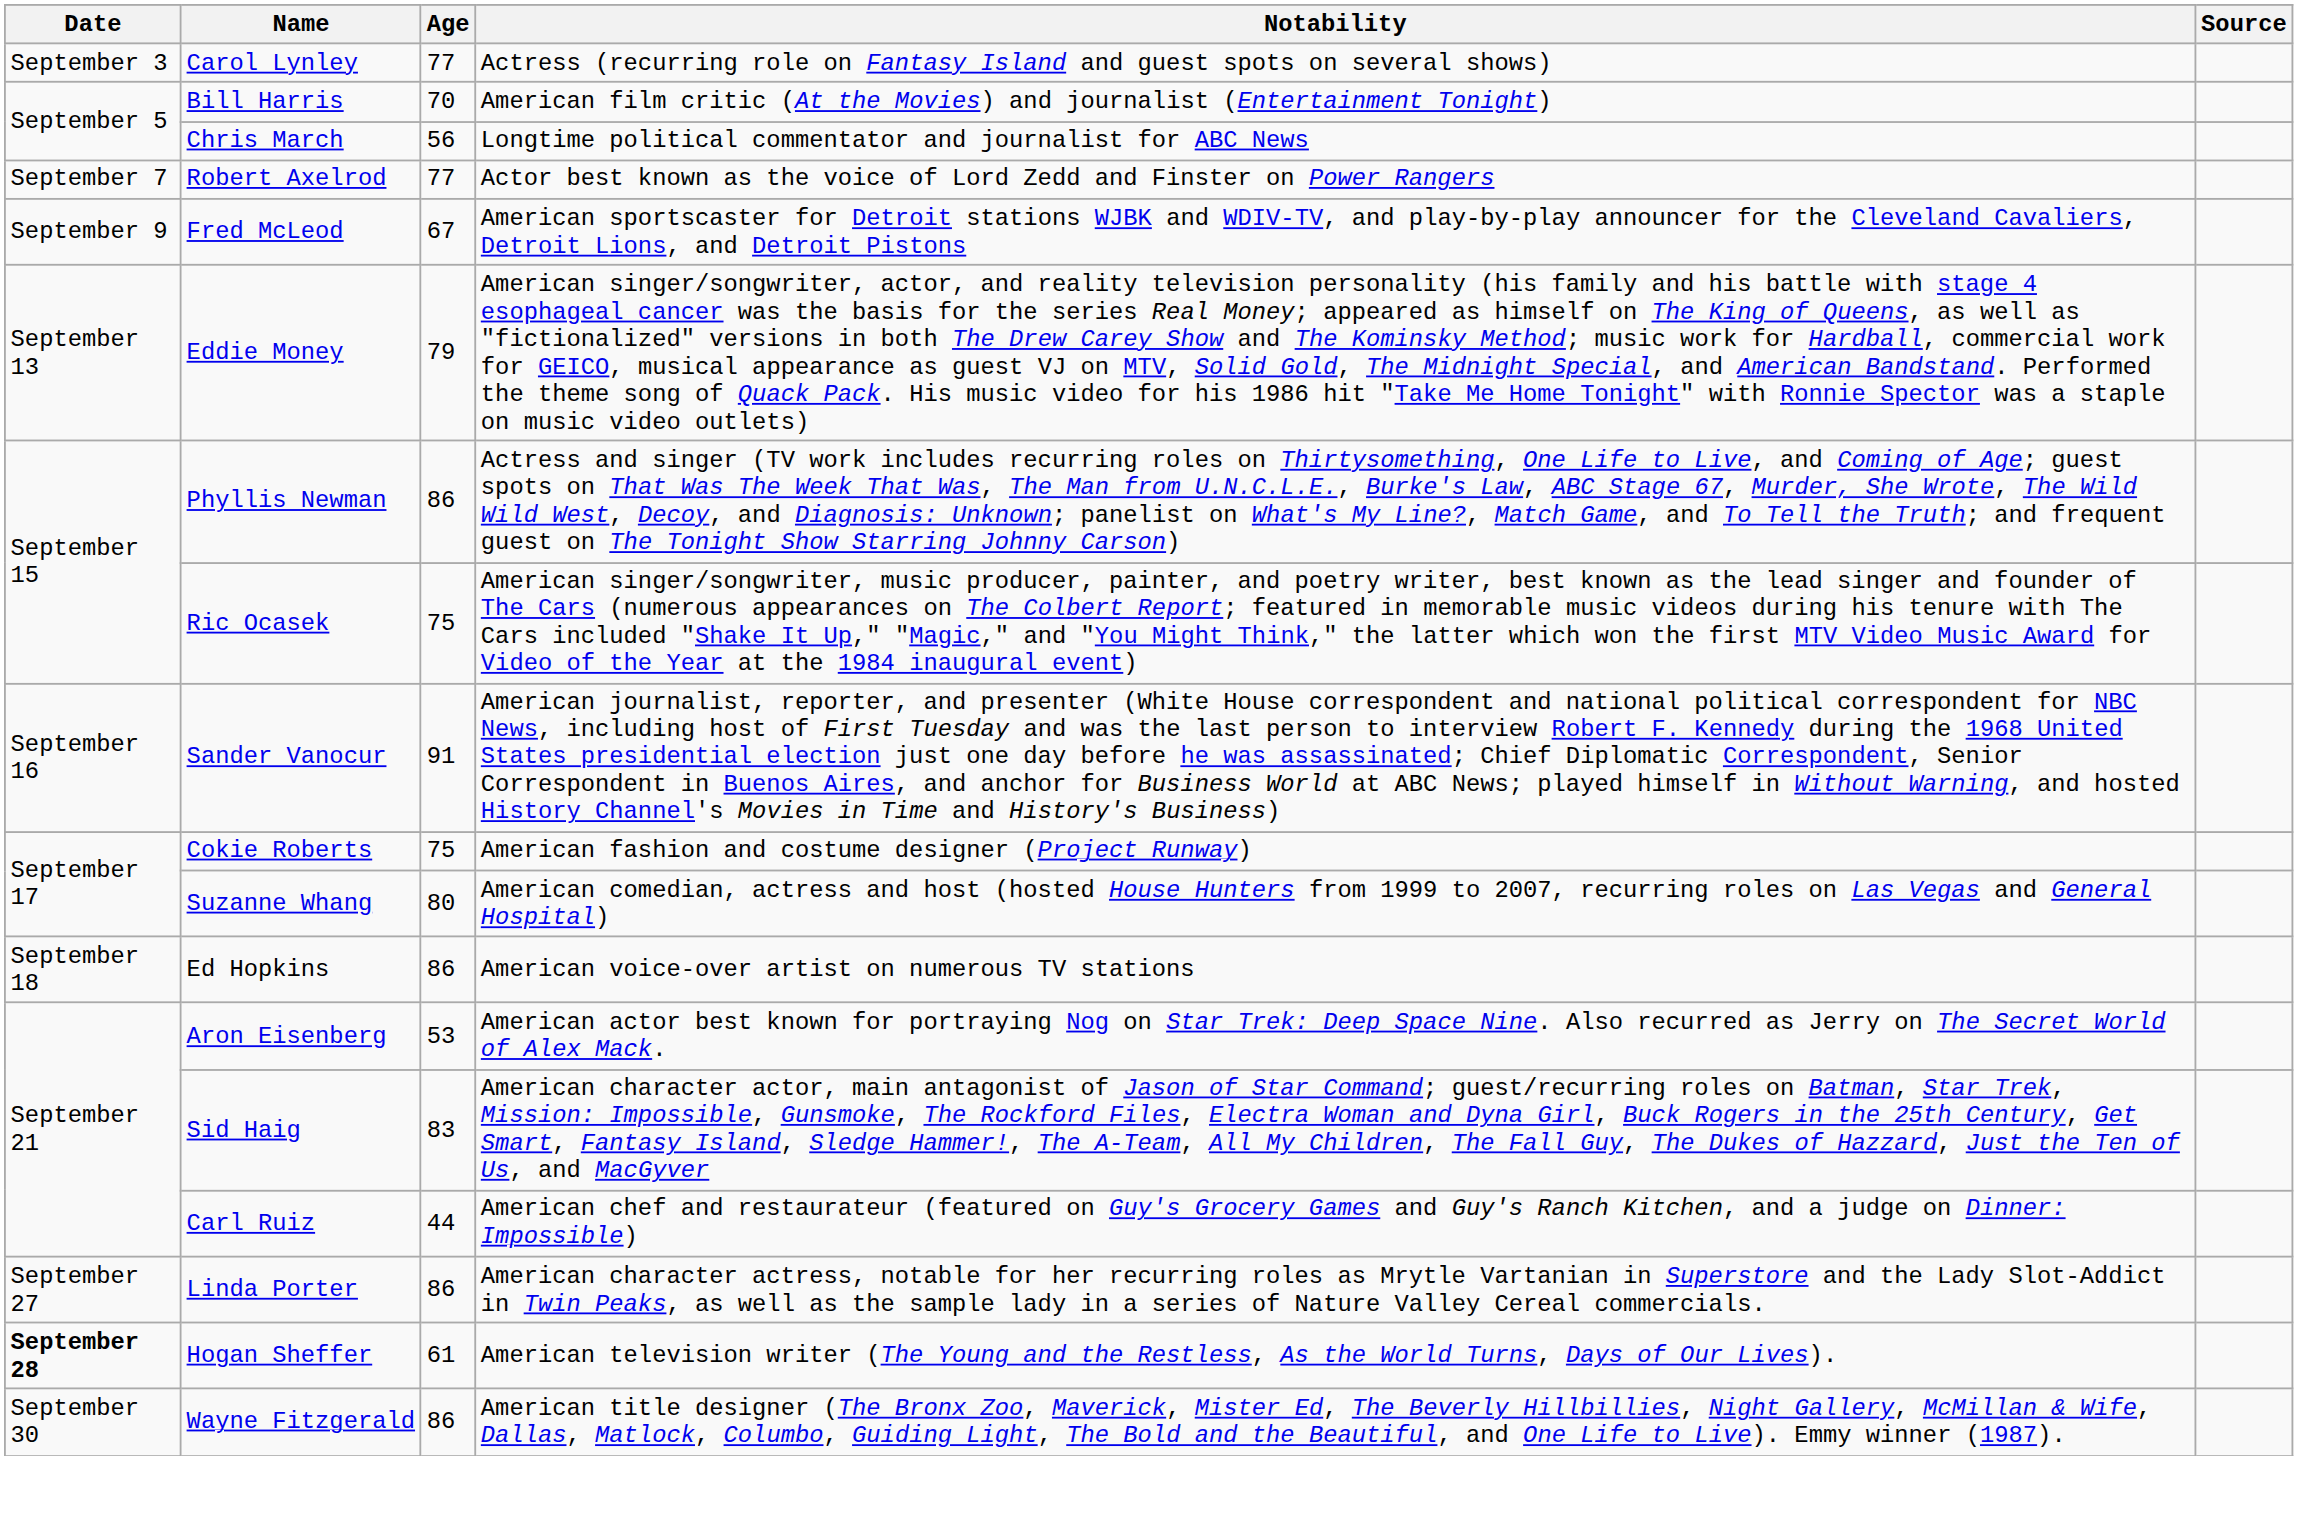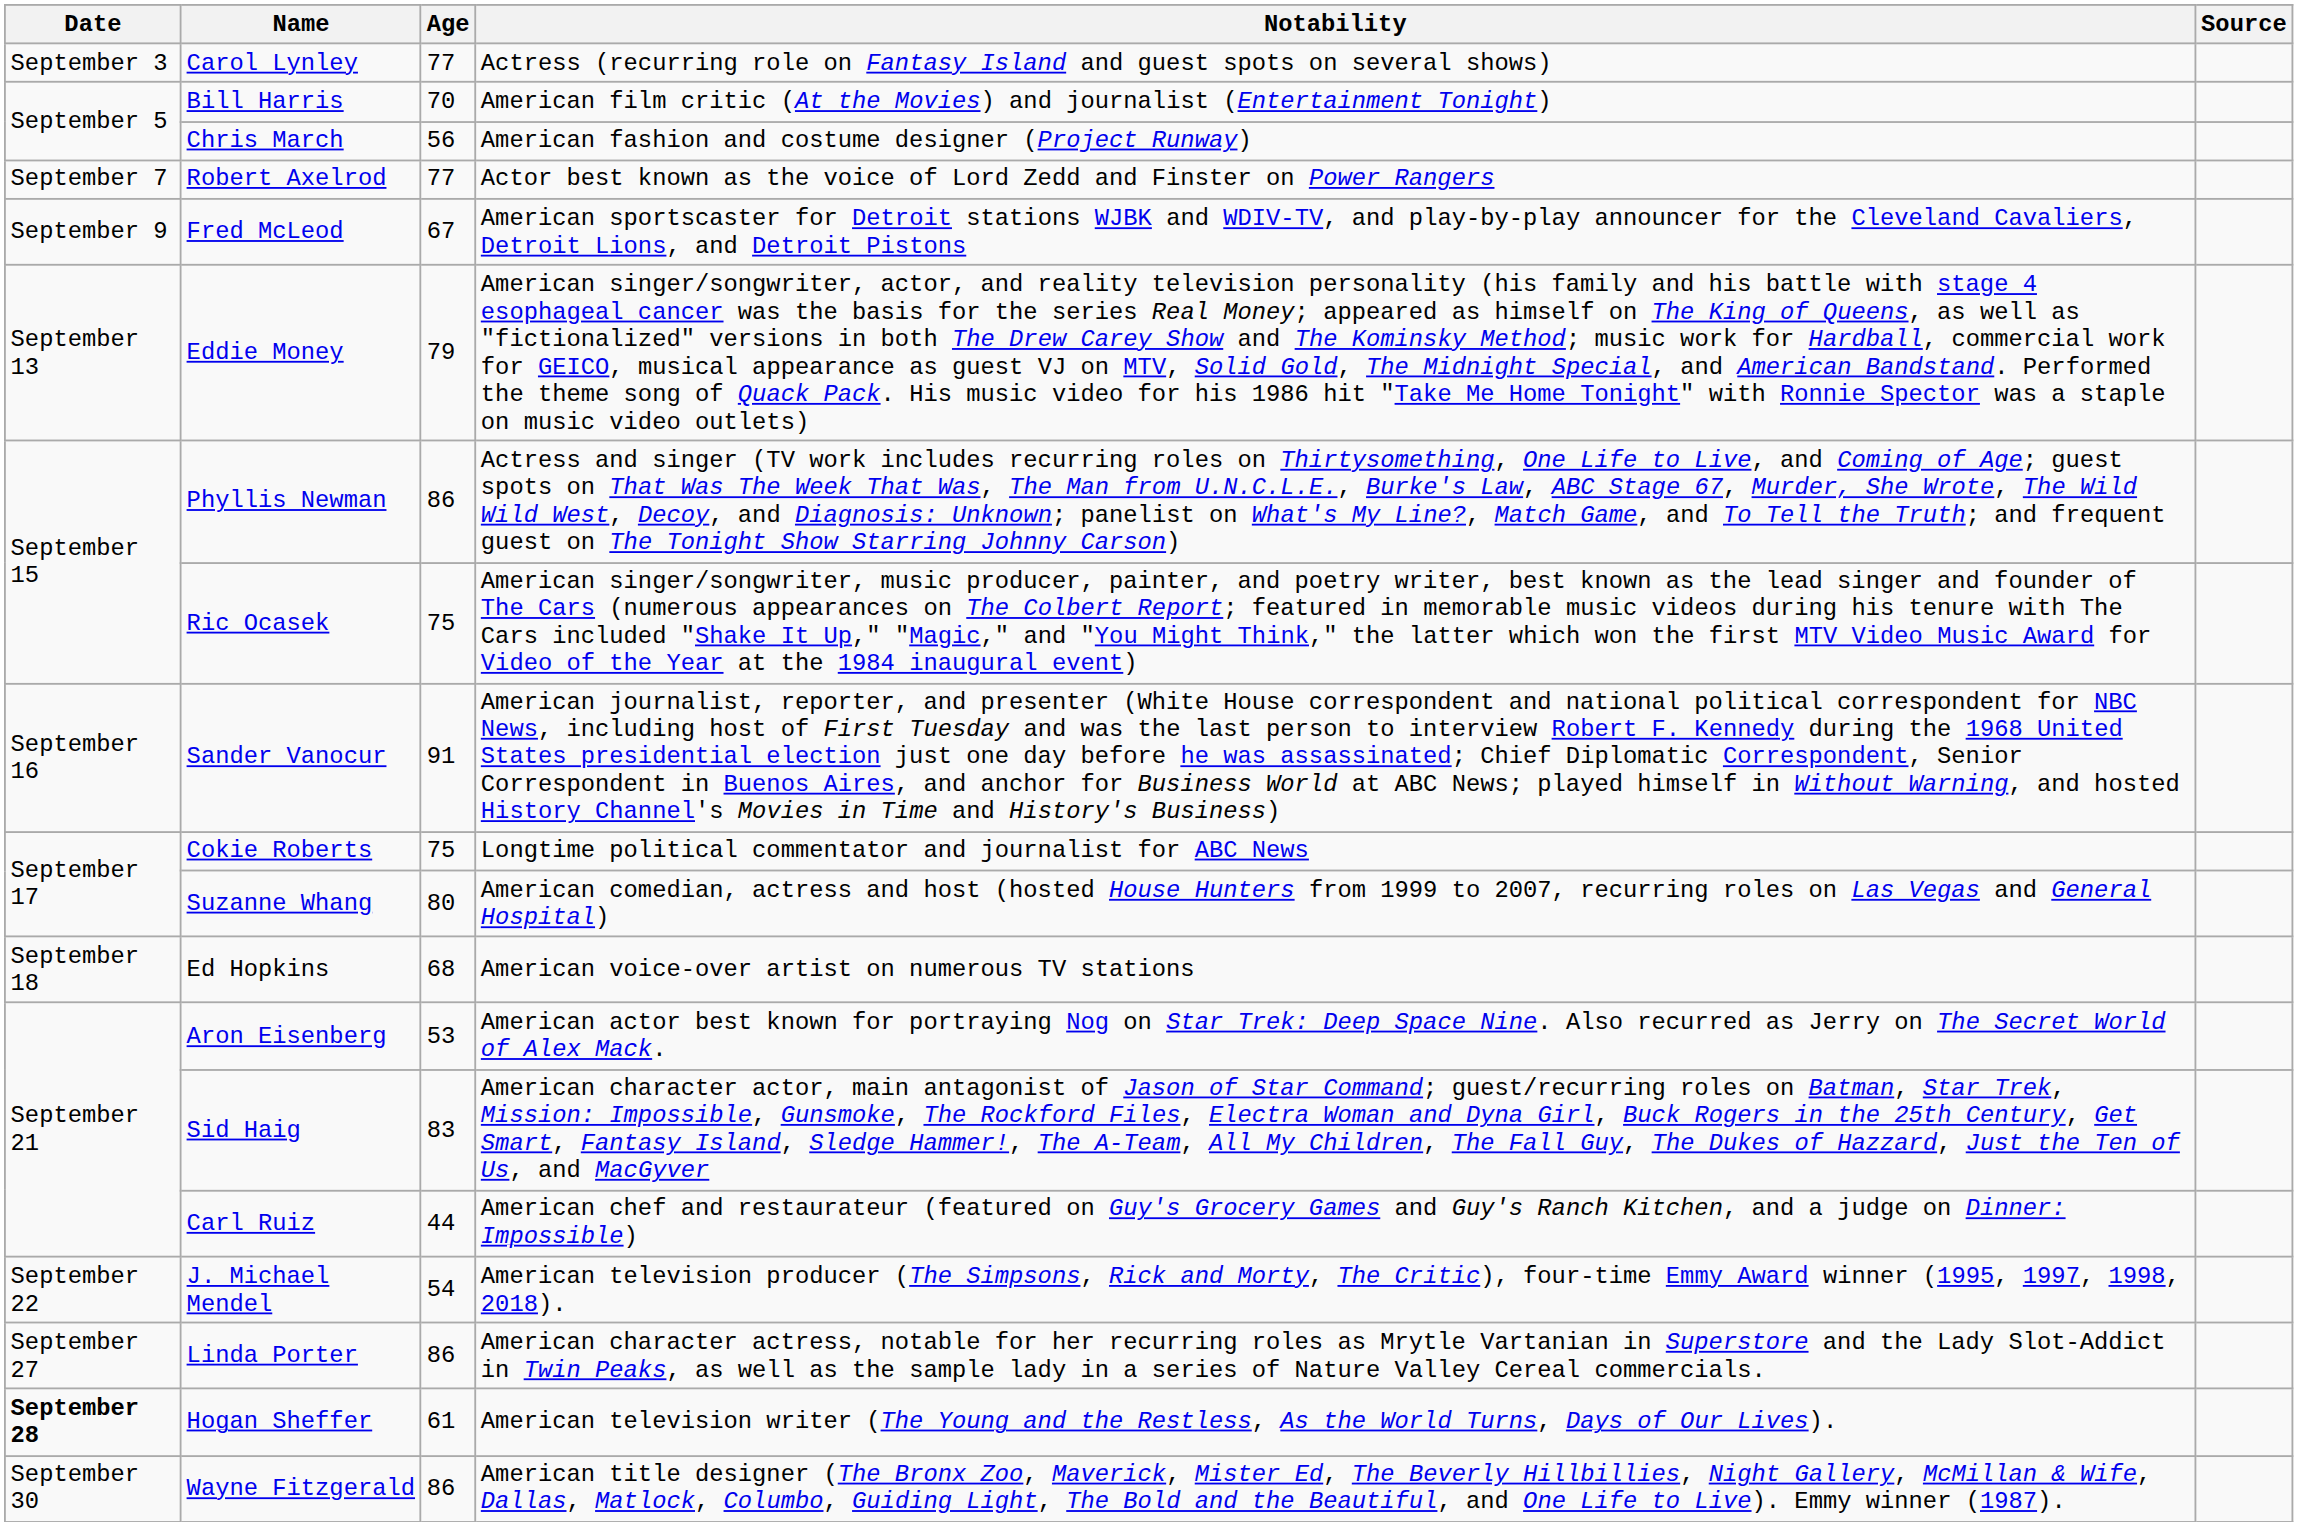(895, 141) Longtime political commentator and journalist for ABC News -> (866, 141) American fashion and costume designer (Project Runway)
(866, 851) American fashion and costume designer (Project Runway) -> (895, 851) Longtime political commentator and journalist for ABC News
(441, 970) 86 -> (441, 970) 68
+ row: (258, 1290)
